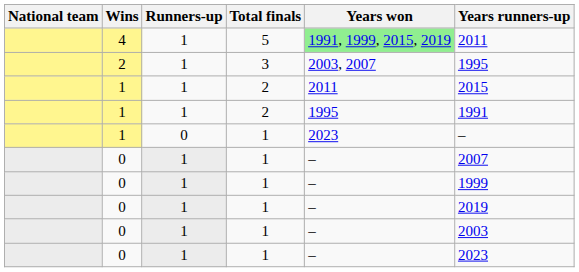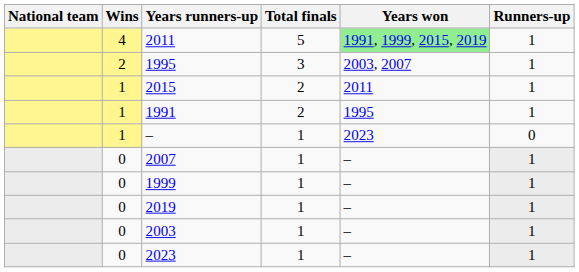columns swapped: (184, 16) <-> (514, 16)
